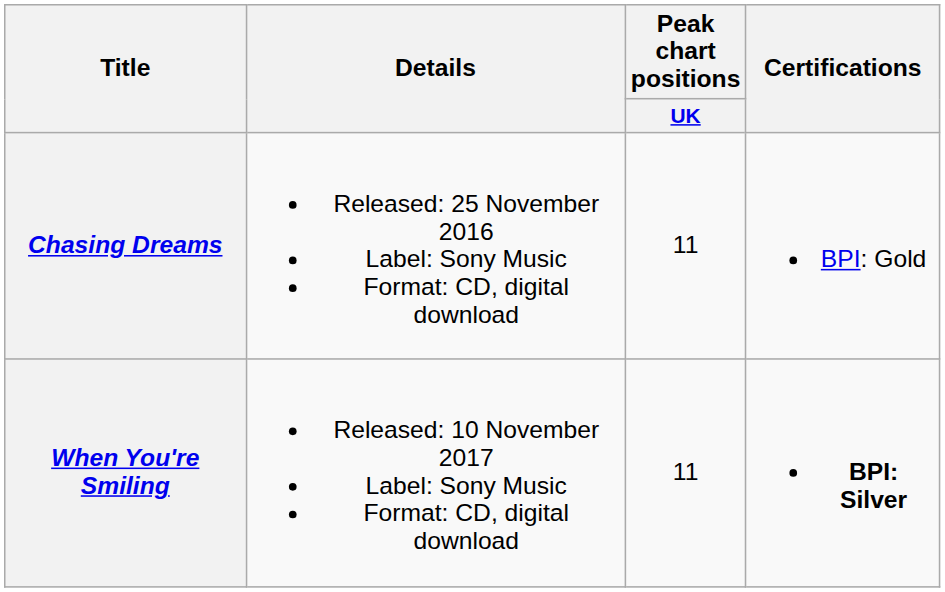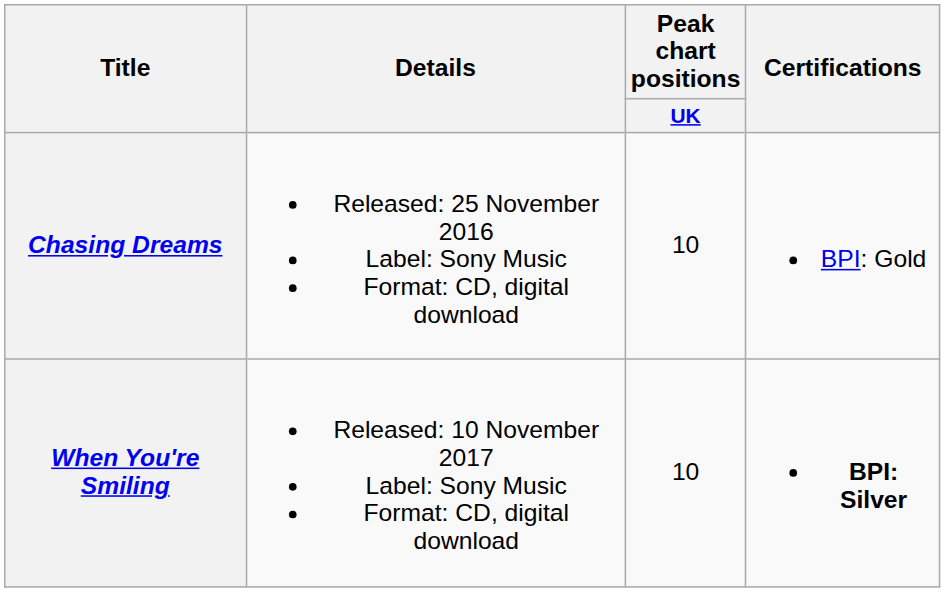(686, 245) 11 -> (686, 245) 10
(686, 472) 11 -> (686, 472) 10
